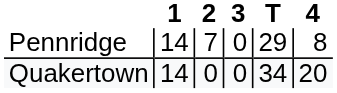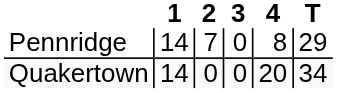columns swapped: (313, 13) <-> (273, 13)
